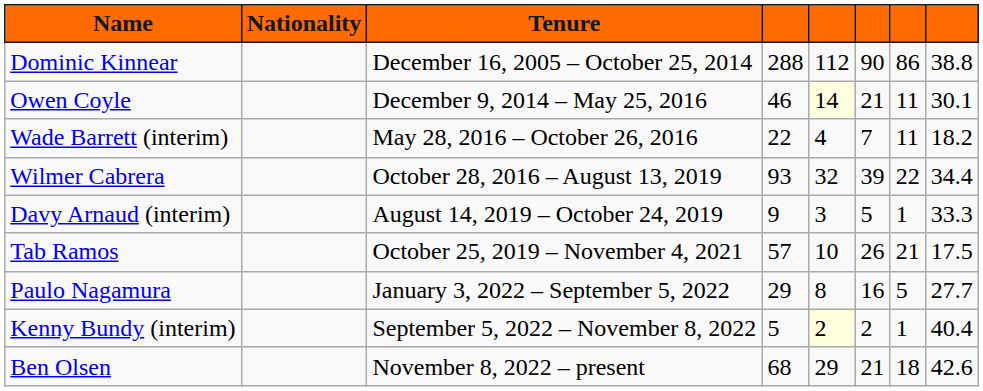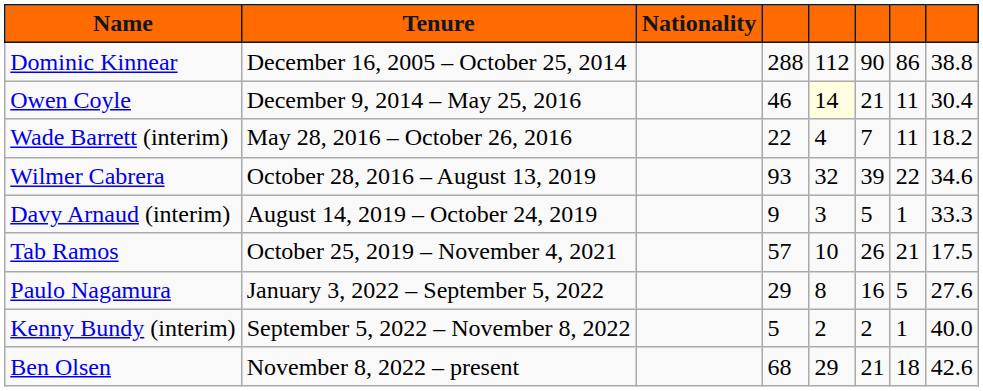columns swapped: (304, 23) <-> (564, 23)
(952, 99) 30.1 -> (952, 99) 30.4
(952, 175) 34.4 -> (952, 175) 34.6
(952, 289) 27.7 -> (952, 289) 27.6
(820, 328) lightyellow background -> (820, 328) no background
(952, 328) 40.4 -> (952, 328) 40.0
